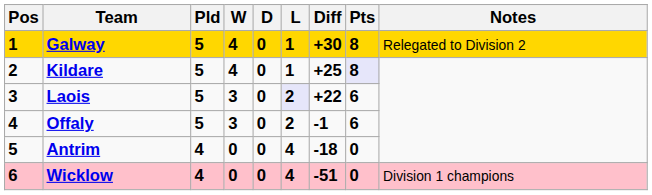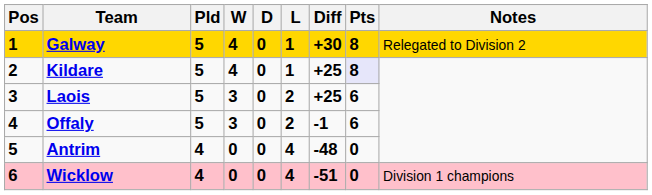(290, 96) lavender background -> (290, 96) no background
(328, 96) +22 -> (328, 96) +25
(326, 149) -18 -> (326, 149) -48
